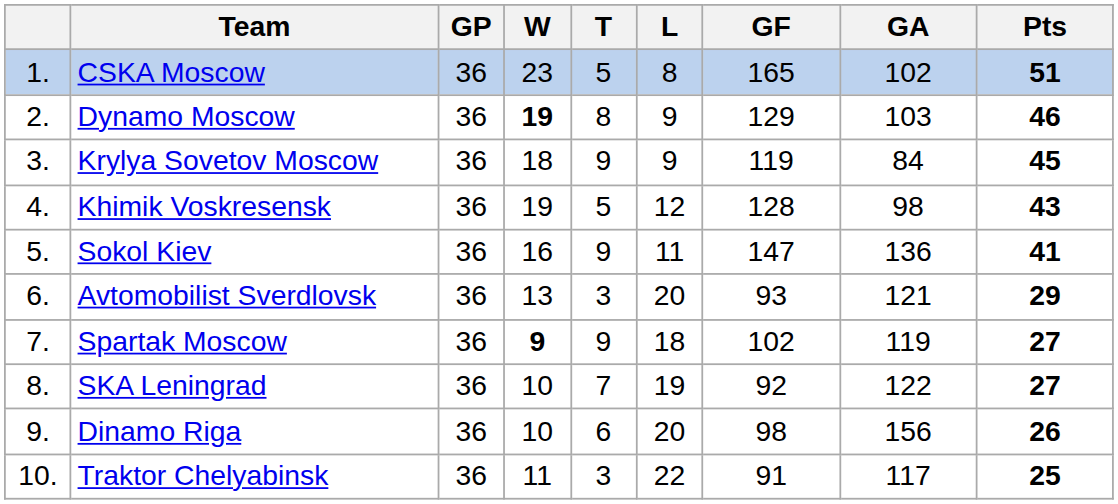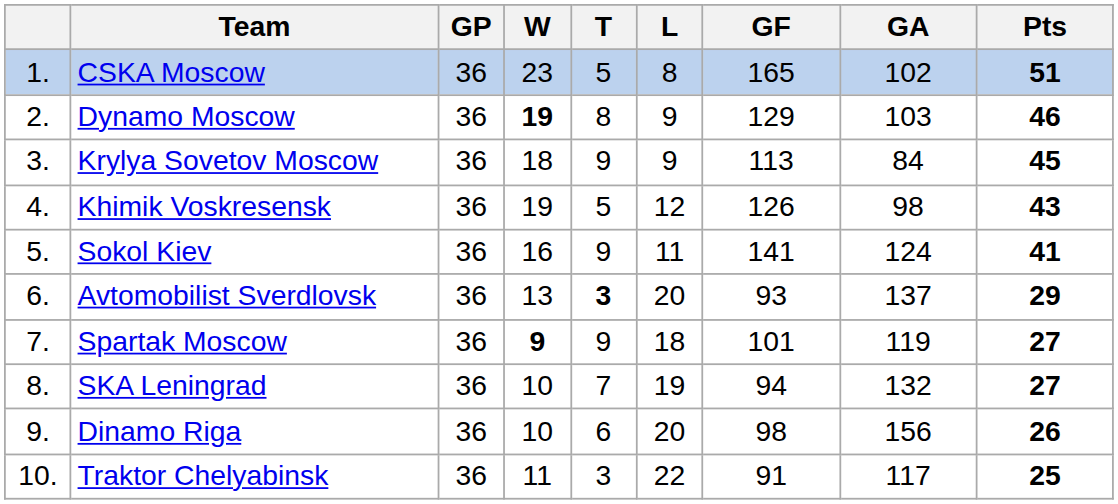(771, 161) 119 -> (771, 161) 113
(771, 206) 128 -> (771, 206) 126
(771, 251) 147 -> (771, 251) 141
(908, 251) 136 -> (908, 251) 124
(603, 296) normal -> (603, 296) bold
(908, 296) 121 -> (908, 296) 137
(771, 341) 102 -> (771, 341) 101
(771, 386) 92 -> (771, 386) 94
(908, 386) 122 -> (908, 386) 132
